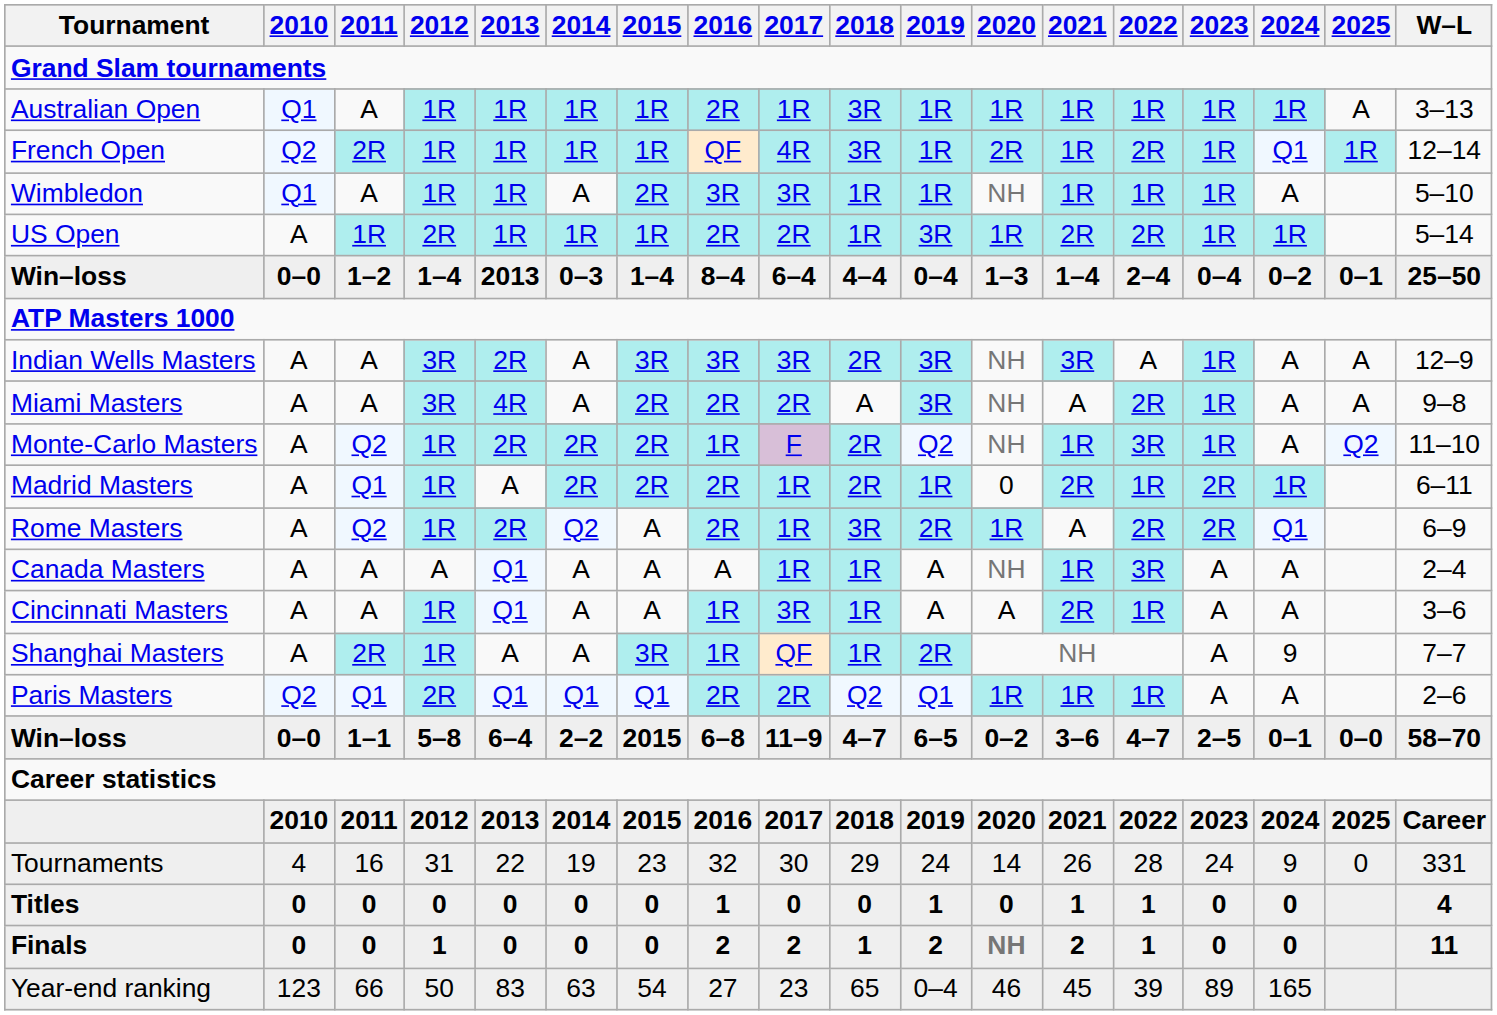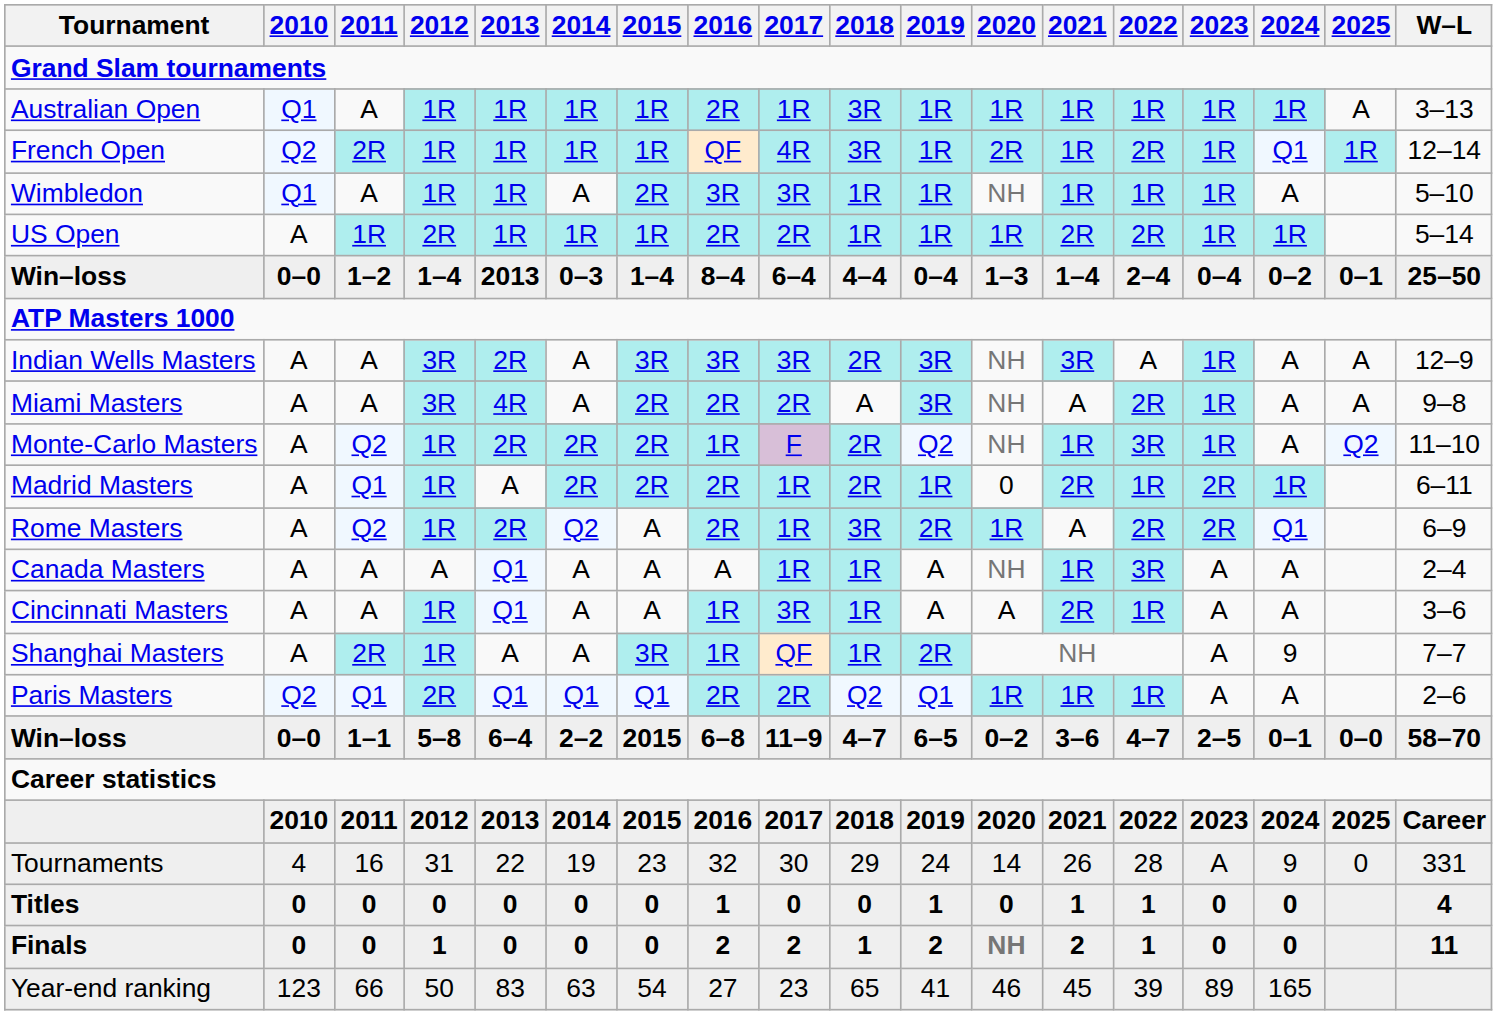(936, 234) 3R -> (936, 234) 1R
(1219, 862) 24 -> (1219, 862) A
(936, 988) 0–4 -> (936, 988) 41
